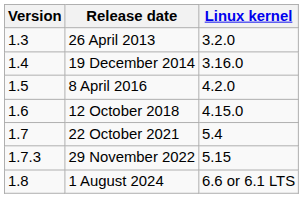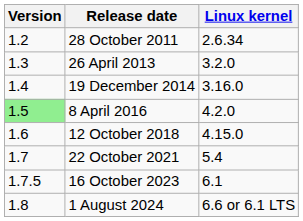+ row: (123, 39)
(18, 87) no background -> (18, 110) lightgreen background
- row: (132, 157)
+ row: (124, 181)
